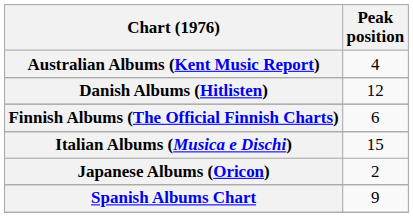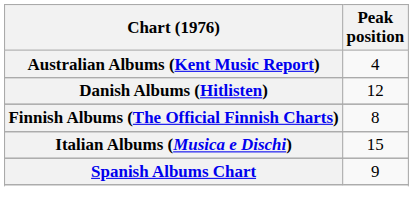(375, 117) 6 -> (375, 117) 8
- row: (174, 171)
